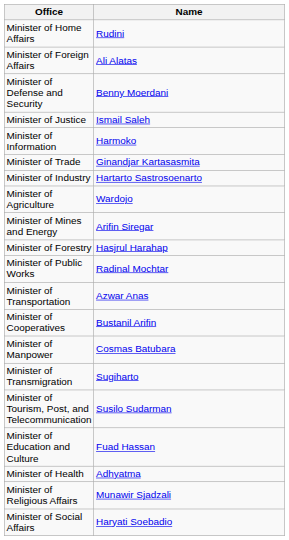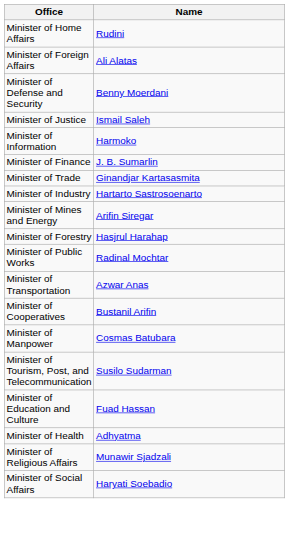+ row: (48, 162)
- row: (30, 199)
- row: (39, 376)
